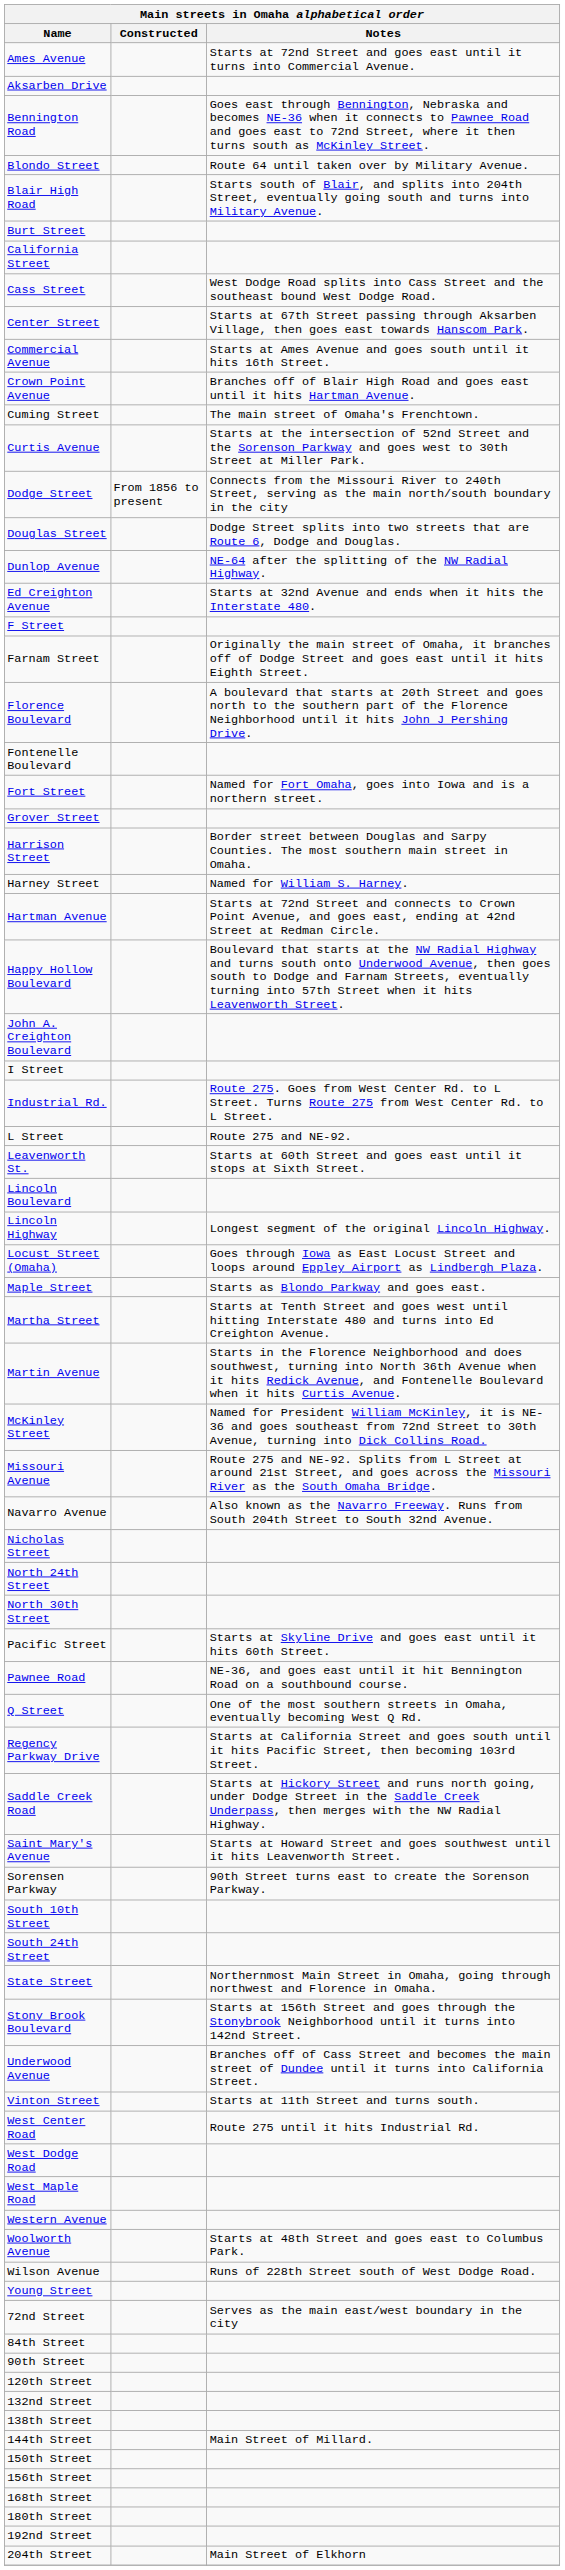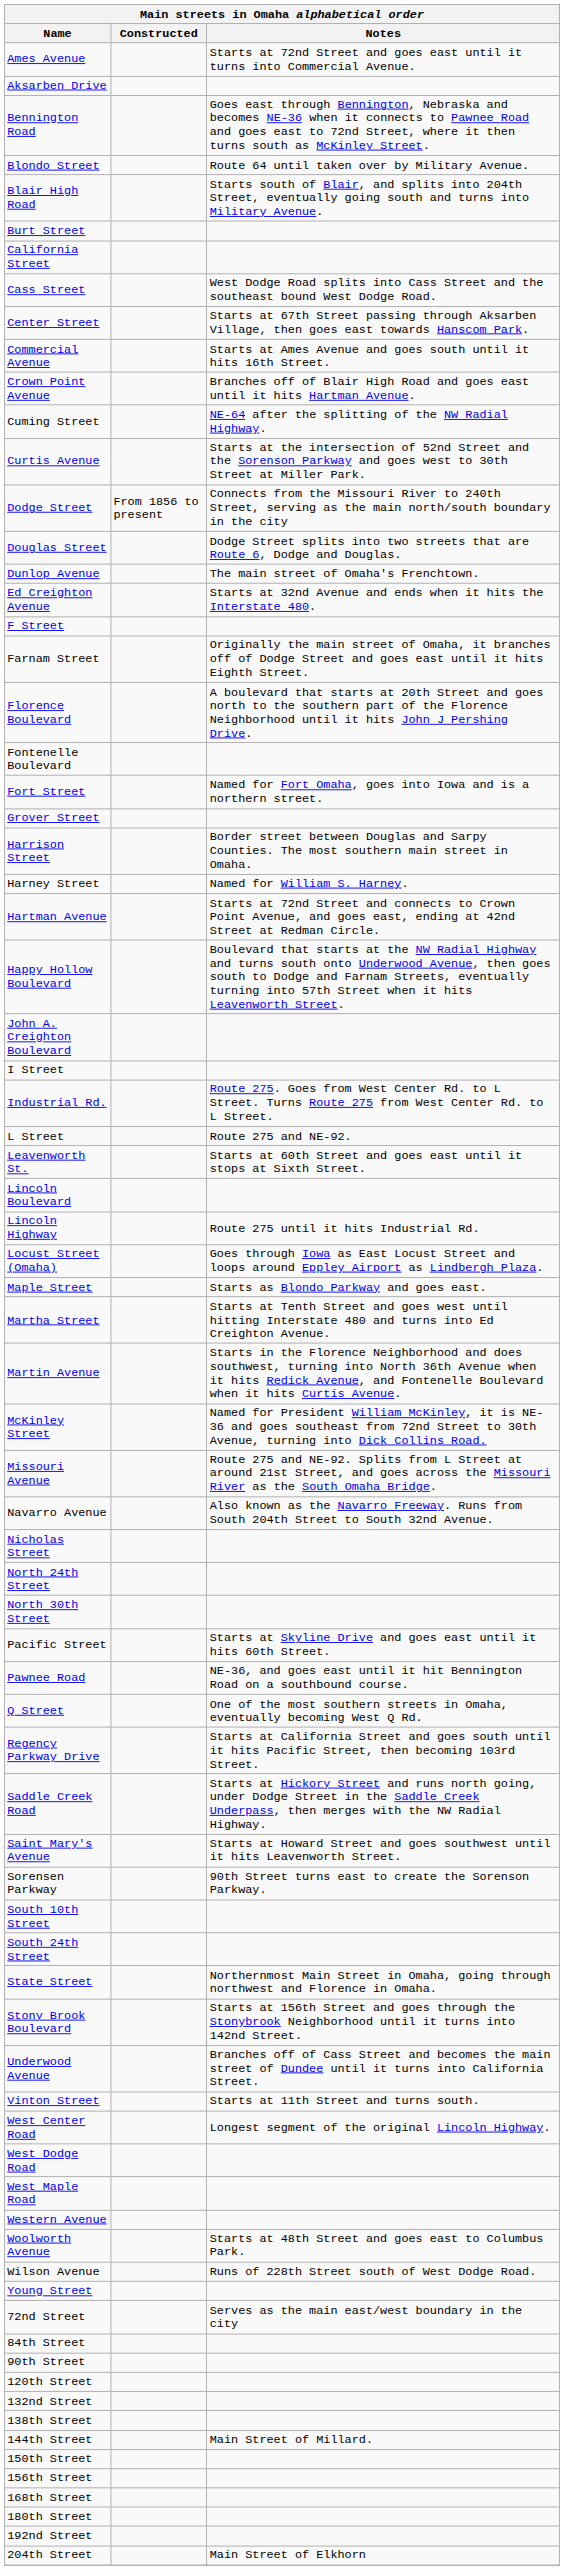(345, 415) The main street of Omaha's Frenchtown. -> (359, 422) NE-64 after the splitting of the NW Radial Highway.
(359, 567) NE-64 after the splitting of the NW Radial Highway. -> (345, 574) The main street of Omaha's Frenchtown.
(380, 1228) Longest segment of the original Lincoln Highway. -> (345, 1228) Route 275 until it hits Industrial Rd.
(345, 2128) Route 275 until it hits Industrial Rd. -> (380, 2128) Longest segment of the original Lincoln Highway.
